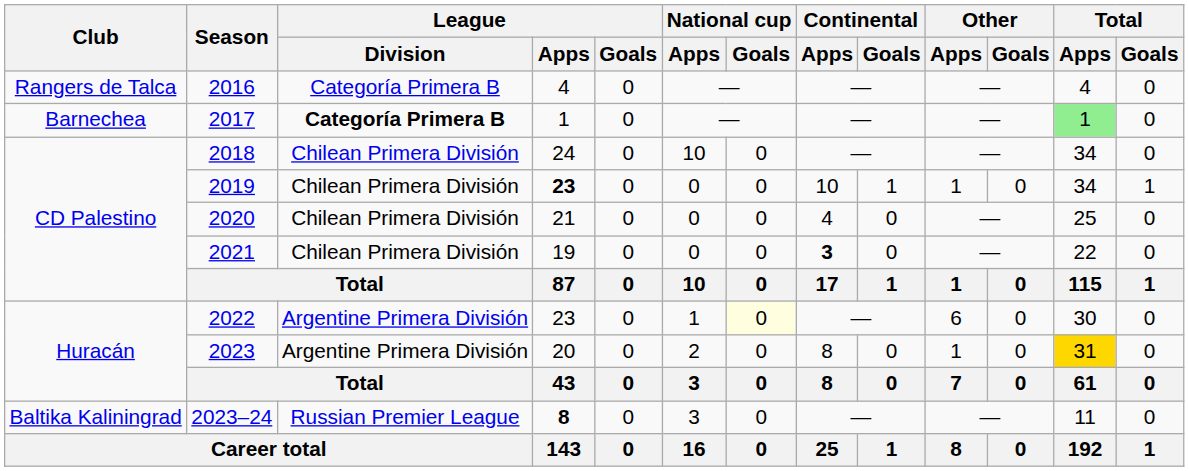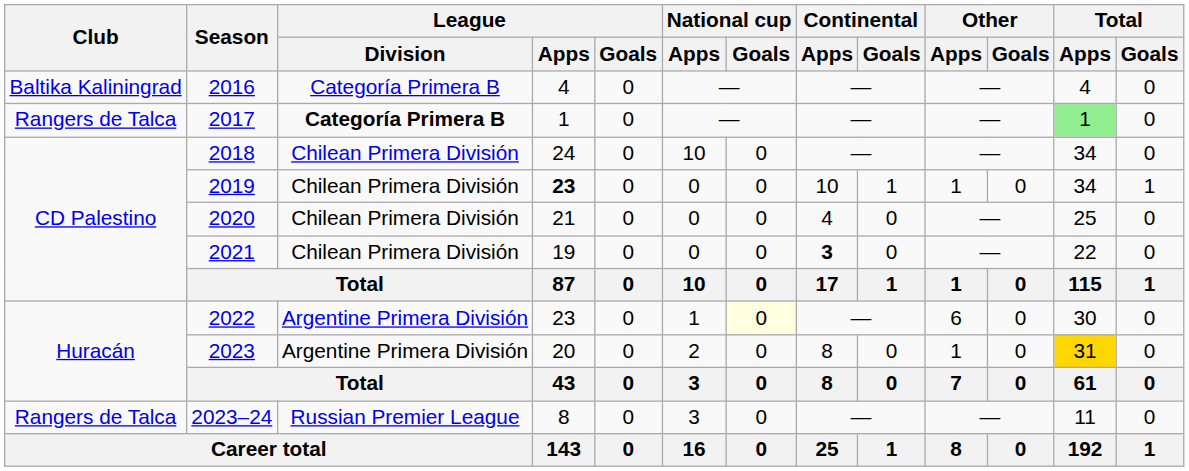(96, 86) Rangers de Talca -> (96, 86) Baltika Kaliningrad
(96, 119) Barnechea -> (96, 119) Rangers de Talca
(96, 416) Baltika Kaliningrad -> (96, 416) Rangers de Talca
(564, 416) bold -> (564, 416) normal
